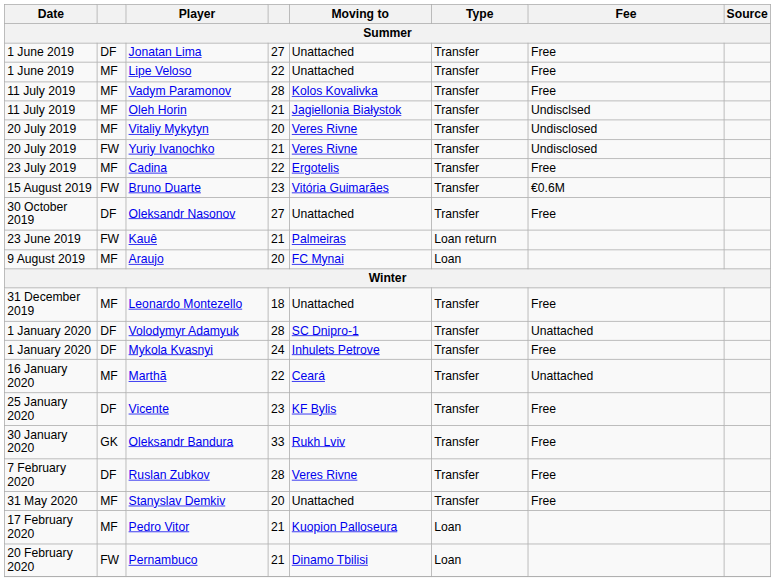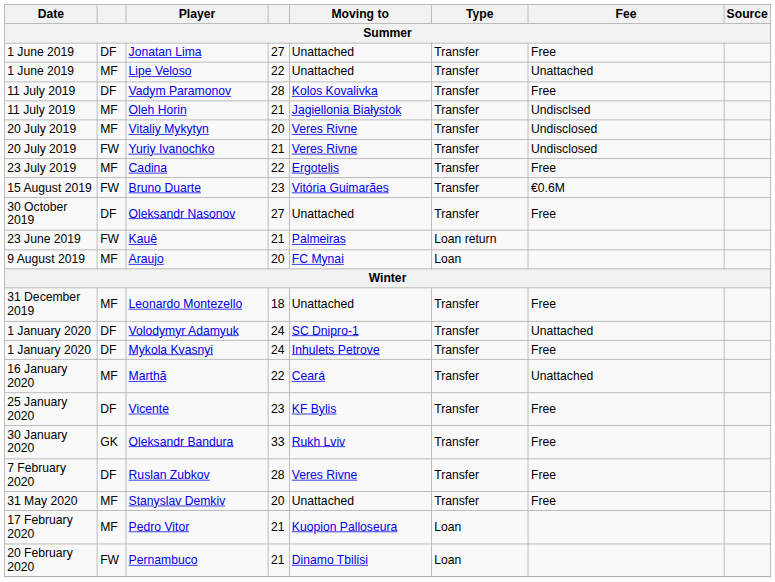(544, 71) Free -> (562, 71) Unattached
(109, 91) MF -> (108, 91) DF
(278, 330) 28 -> (278, 330) 24
